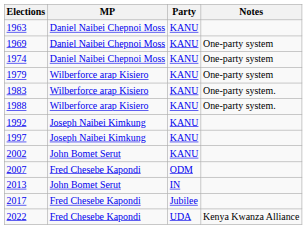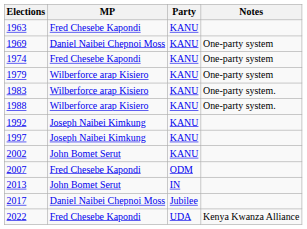(107, 28) Daniel Naibei Chepnoi Moss -> (95, 28) Fred Chesebe Kapondi
(107, 59) Daniel Naibei Chepnoi Moss -> (95, 59) Fred Chesebe Kapondi
(95, 201) Fred Chesebe Kapondi -> (107, 201) Daniel Naibei Chepnoi Moss
